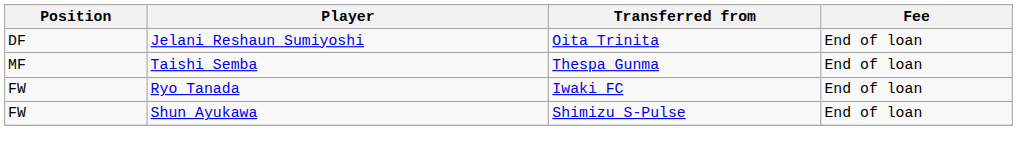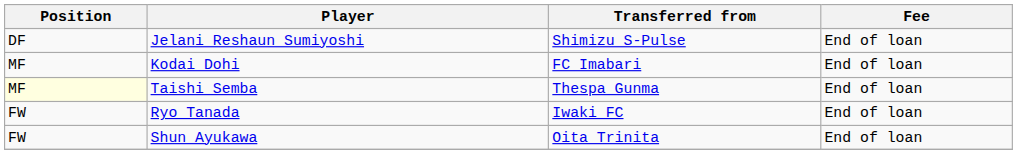(606, 41) Oita Trinita -> (619, 41) Shimizu S-Pulse
+ row: (195, 65)
(17, 65) no background -> (17, 89) lightyellow background
(619, 113) Shimizu S-Pulse -> (606, 137) Oita Trinita
